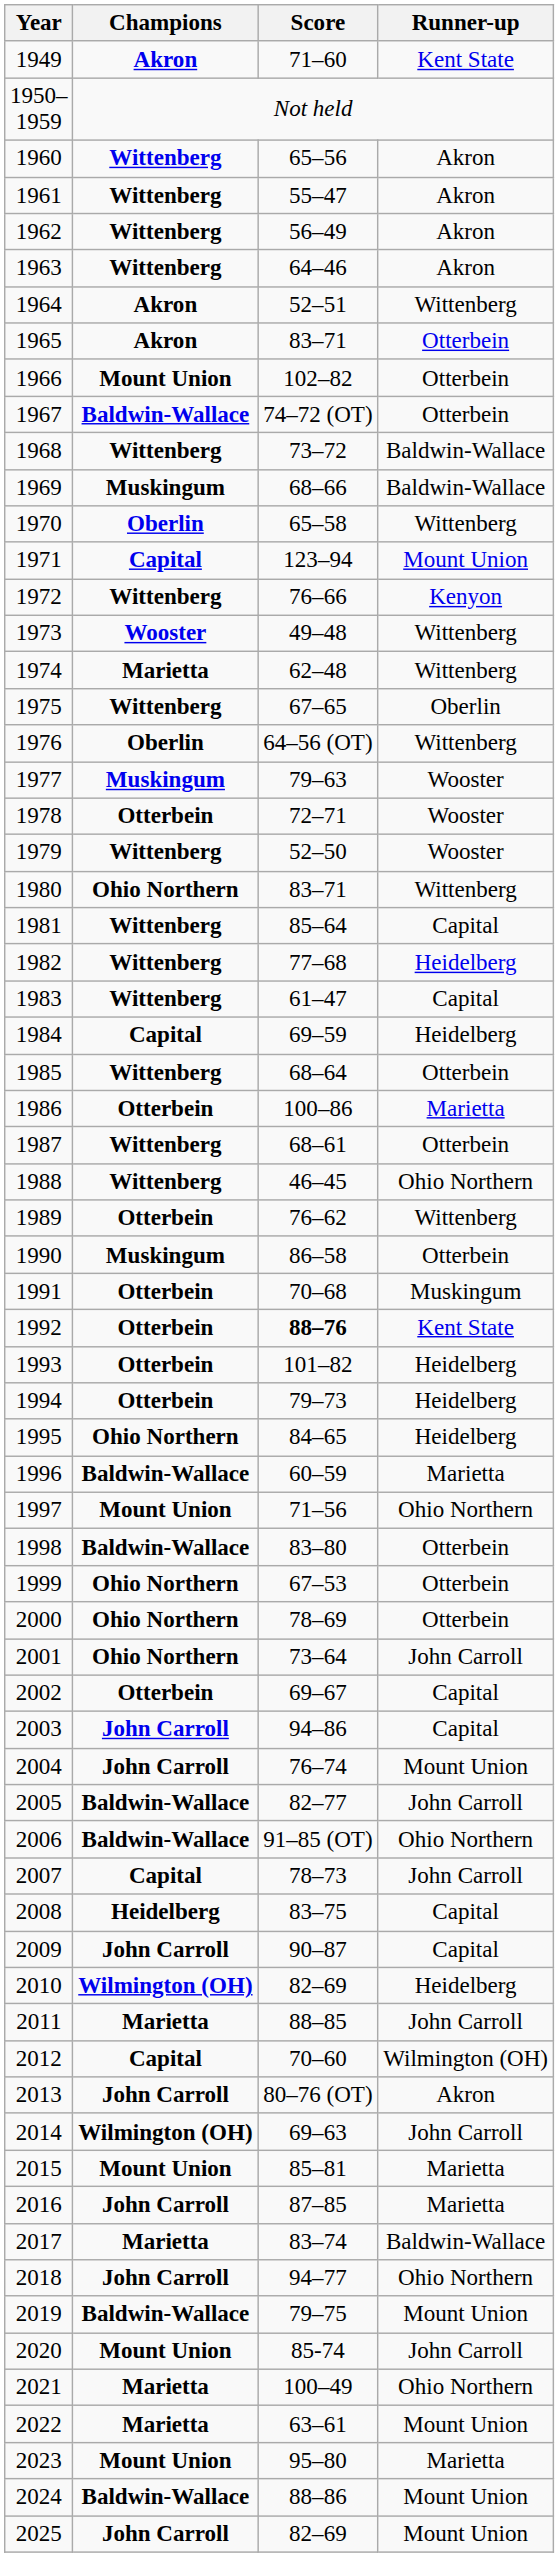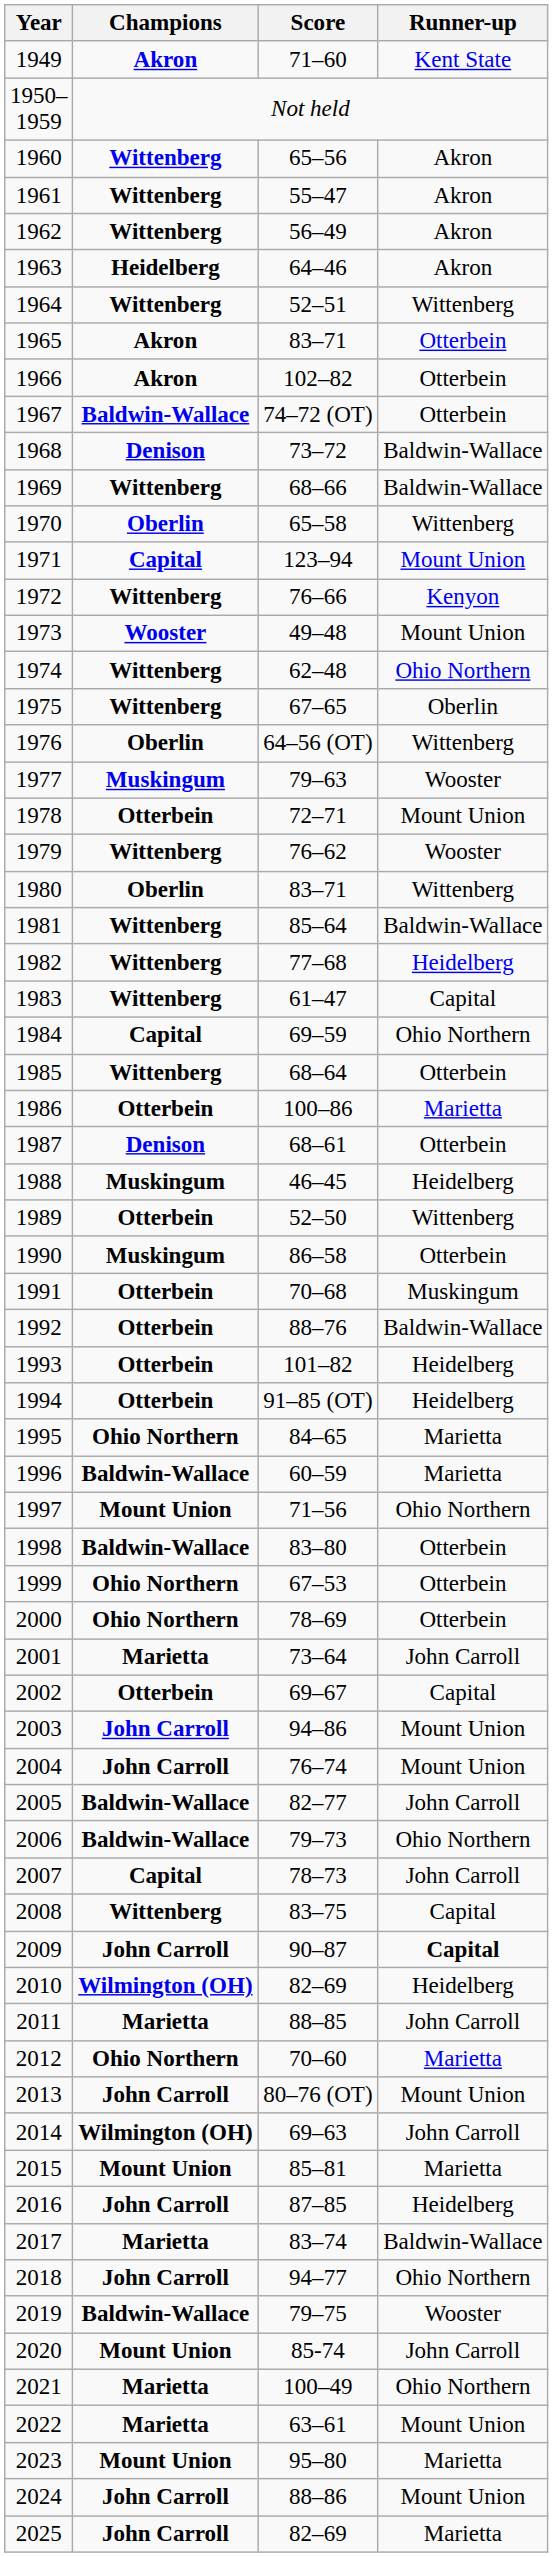(165, 267) Wittenberg -> (165, 267) Heidelberg
(165, 304) Akron -> (165, 304) Wittenberg
(165, 377) Mount Union -> (165, 377) Akron
(165, 450) Wittenberg -> (165, 450) Denison
(165, 487) Muskingum -> (165, 487) Wittenberg
(466, 633) Wittenberg -> (463, 633) Mount Union
(165, 669) Marietta -> (165, 669) Wittenberg
(466, 669) Wittenberg -> (463, 669) Ohio Northern
(466, 816) Wooster -> (463, 816) Mount Union
(318, 852) 52–50 -> (318, 852) 76–62
(165, 889) Ohio Northern -> (165, 889) Oberlin
(466, 925) Capital -> (463, 925) Baldwin-Wallace
(466, 1035) Heidelberg -> (463, 1035) Ohio Northern
(165, 1144) Wittenberg -> (165, 1144) Denison
(165, 1181) Wittenberg -> (165, 1181) Muskingum
(466, 1181) Ohio Northern -> (463, 1181) Heidelberg
(318, 1217) 76–62 -> (318, 1217) 52–50
(318, 1327) bold -> (318, 1327) normal
(466, 1327) Kent State -> (463, 1327) Baldwin-Wallace
(318, 1400) 79–73 -> (318, 1400) 91–85 (OT)
(466, 1437) Heidelberg -> (463, 1437) Marietta
(165, 1656) Ohio Northern -> (165, 1656) Marietta
(466, 1729) Capital -> (463, 1729) Mount Union
(318, 1839) 91–85 (OT) -> (318, 1839) 79–73
(165, 1912) Heidelberg -> (165, 1912) Wittenberg
(466, 1948) normal -> (463, 1948) bold
(165, 2058) Capital -> (165, 2058) Ohio Northern
(466, 2058) Wilmington (OH) -> (463, 2058) Marietta
(466, 2094) Akron -> (463, 2094) Mount Union
(466, 2204) Marietta -> (463, 2204) Heidelberg
(466, 2314) Mount Union -> (463, 2314) Wooster
(165, 2496) Baldwin-Wallace -> (165, 2496) John Carroll
(466, 2533) Mount Union -> (463, 2533) Marietta
